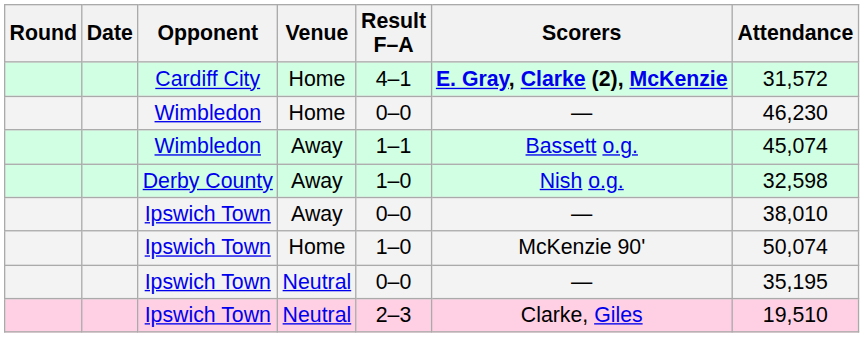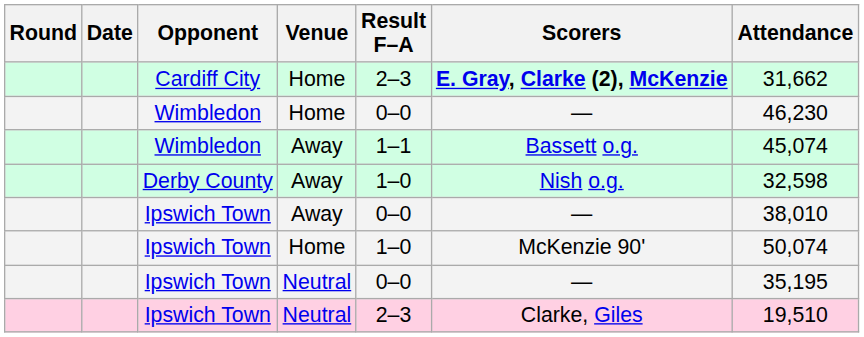(394, 79) 4–1 -> (394, 79) 2–3
(795, 79) 31,572 -> (795, 79) 31,662
